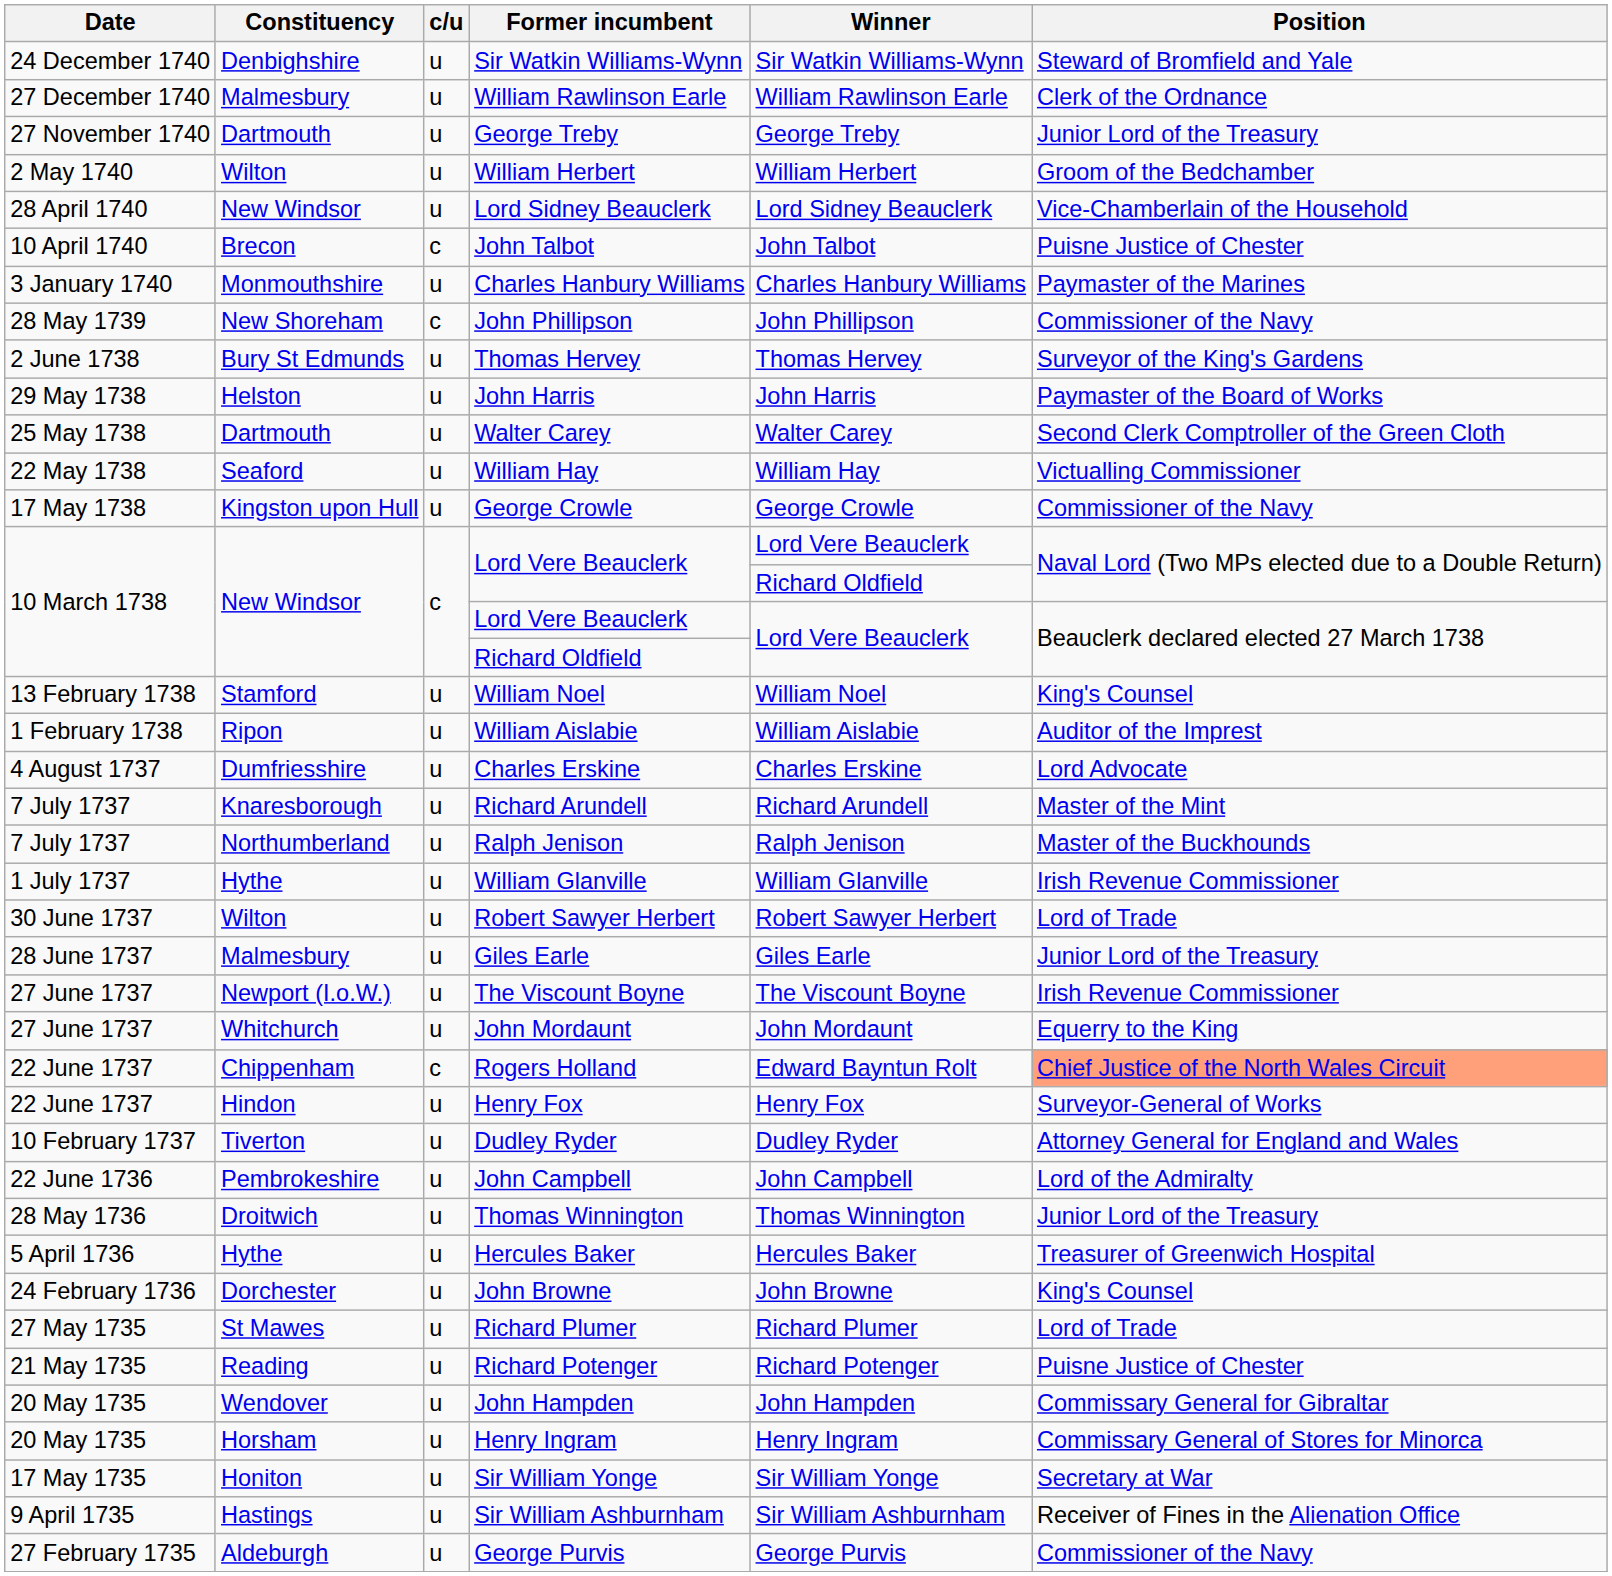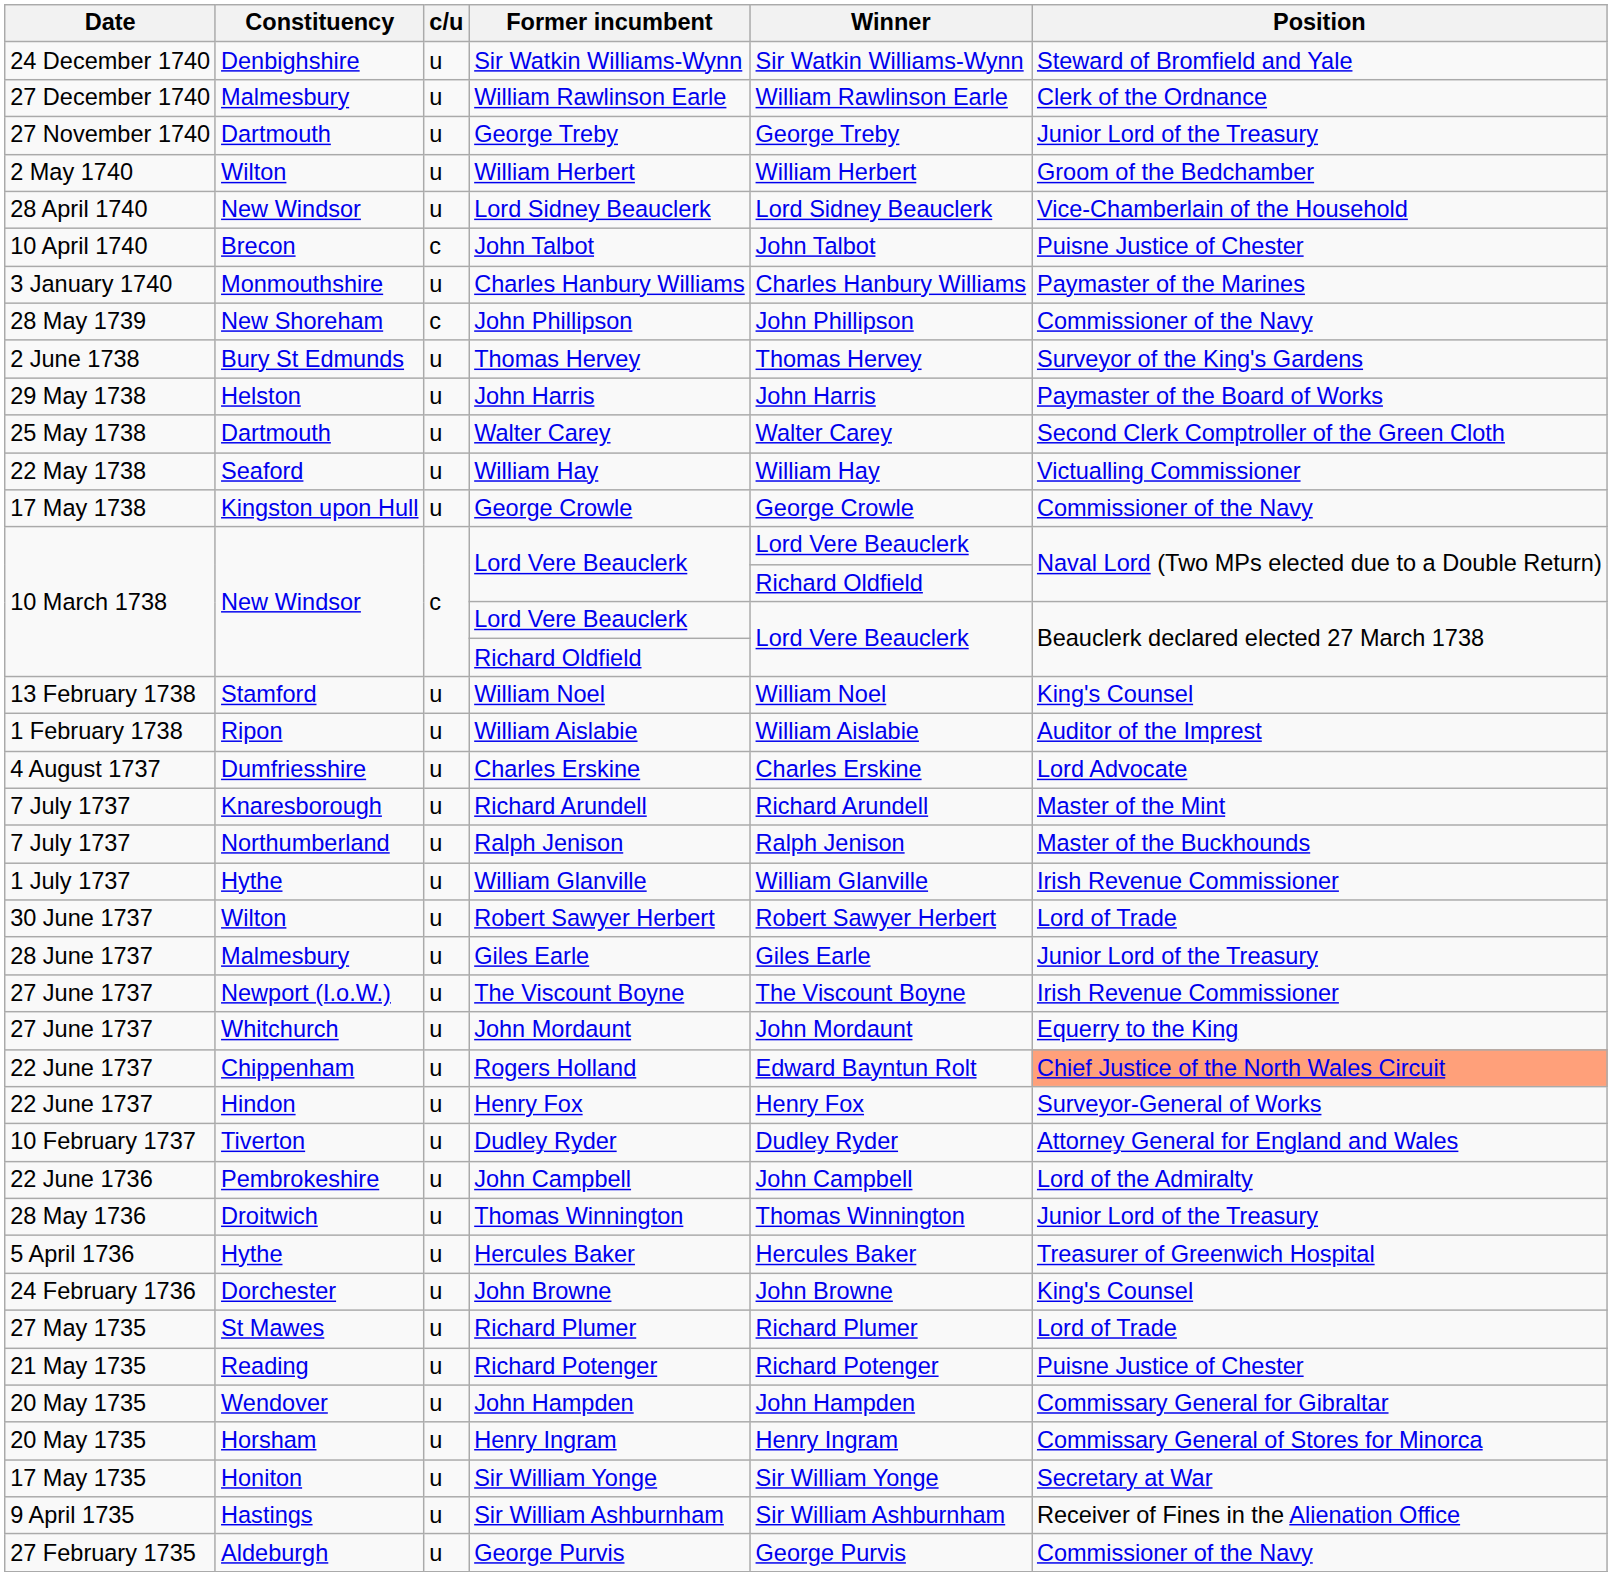(435, 1067) c -> (436, 1067) u
